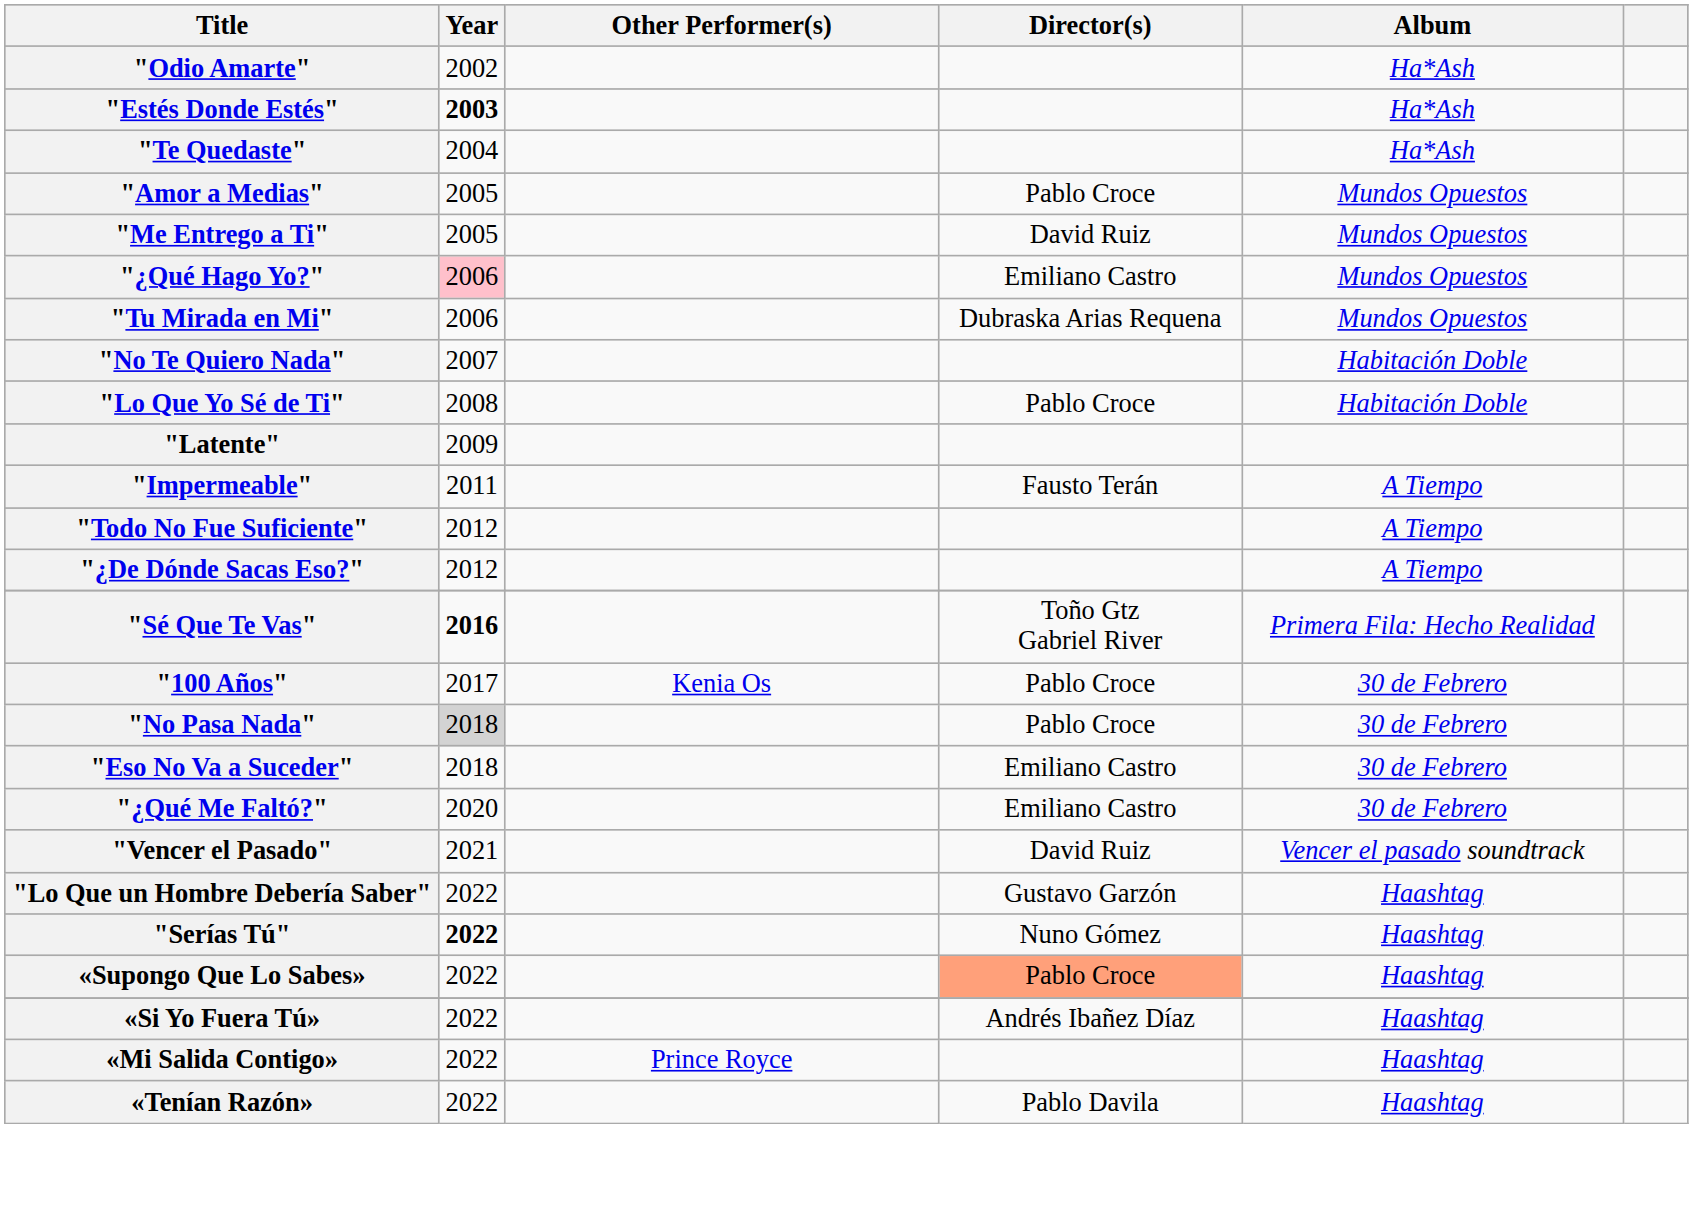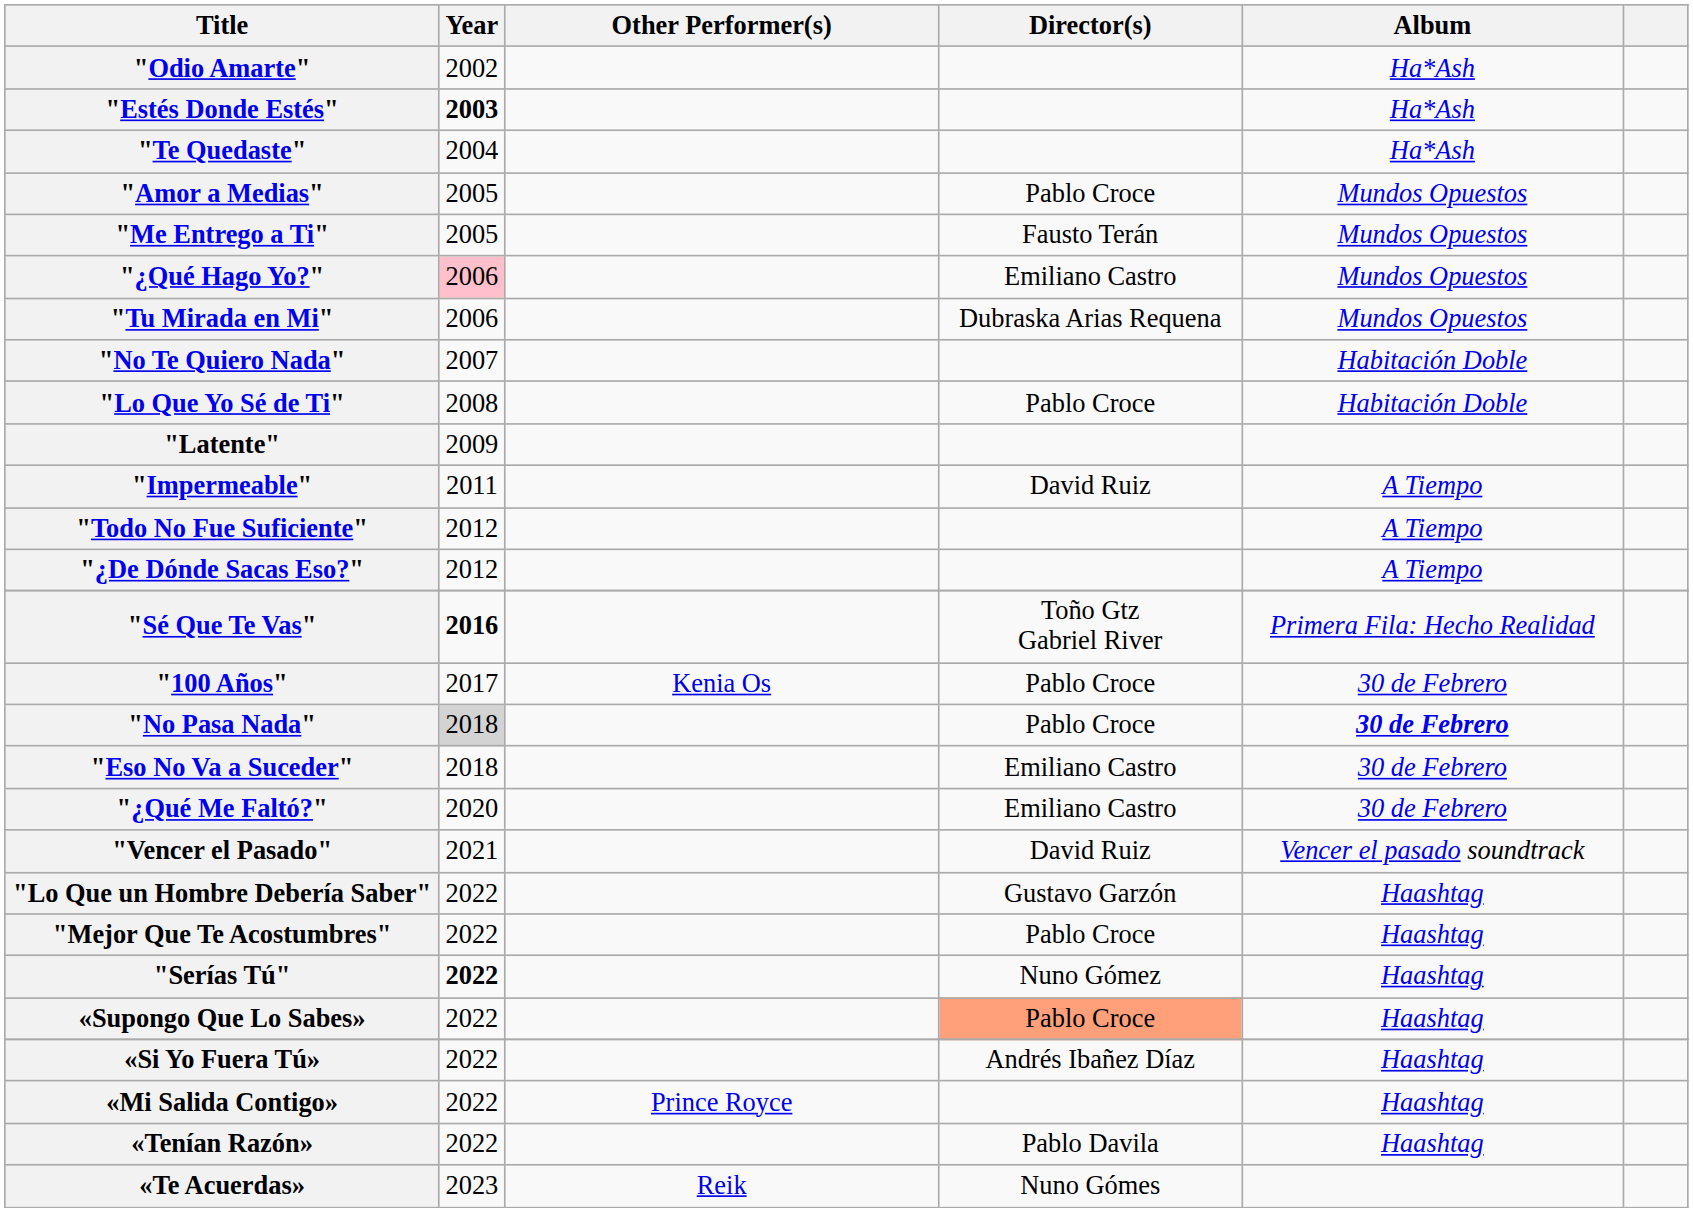(1090, 234) David Ruiz -> (1090, 234) Fausto Terán
(1090, 485) Fausto Terán -> (1090, 485) David Ruiz
(1432, 725) normal -> (1432, 725) bold
+ row: (222, 934)
+ row: (222, 1185)
